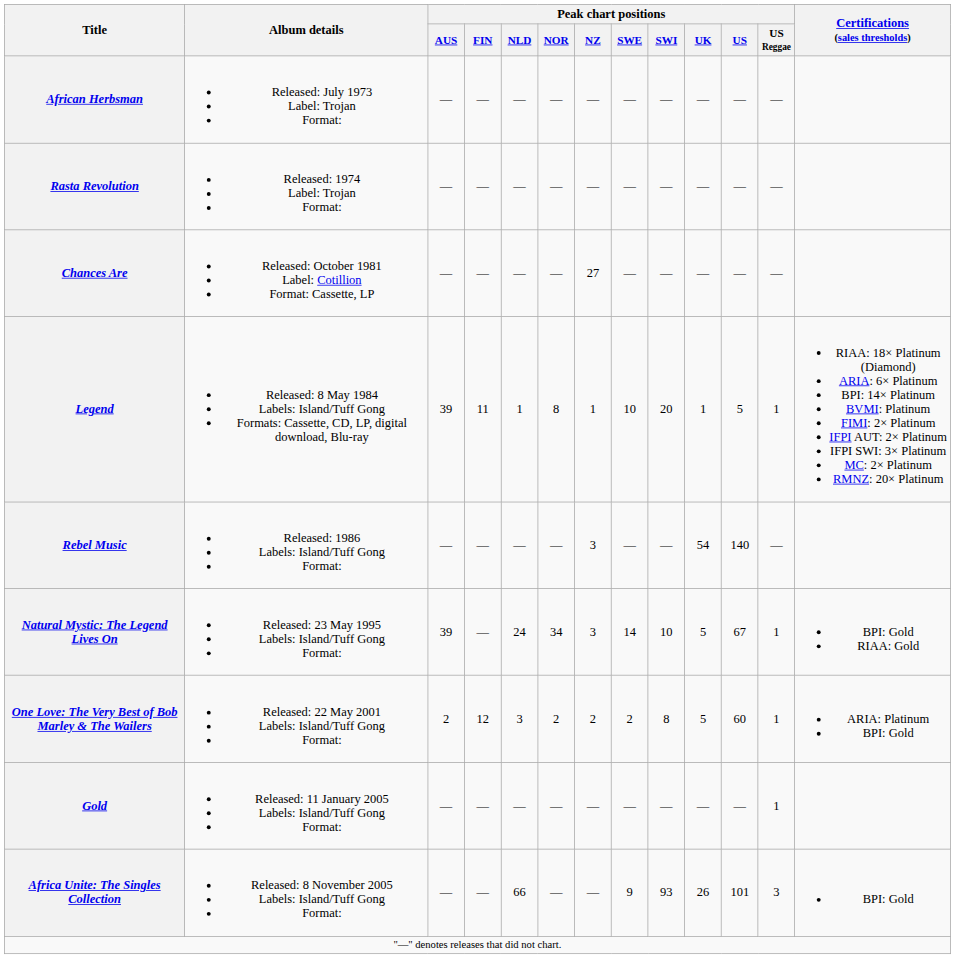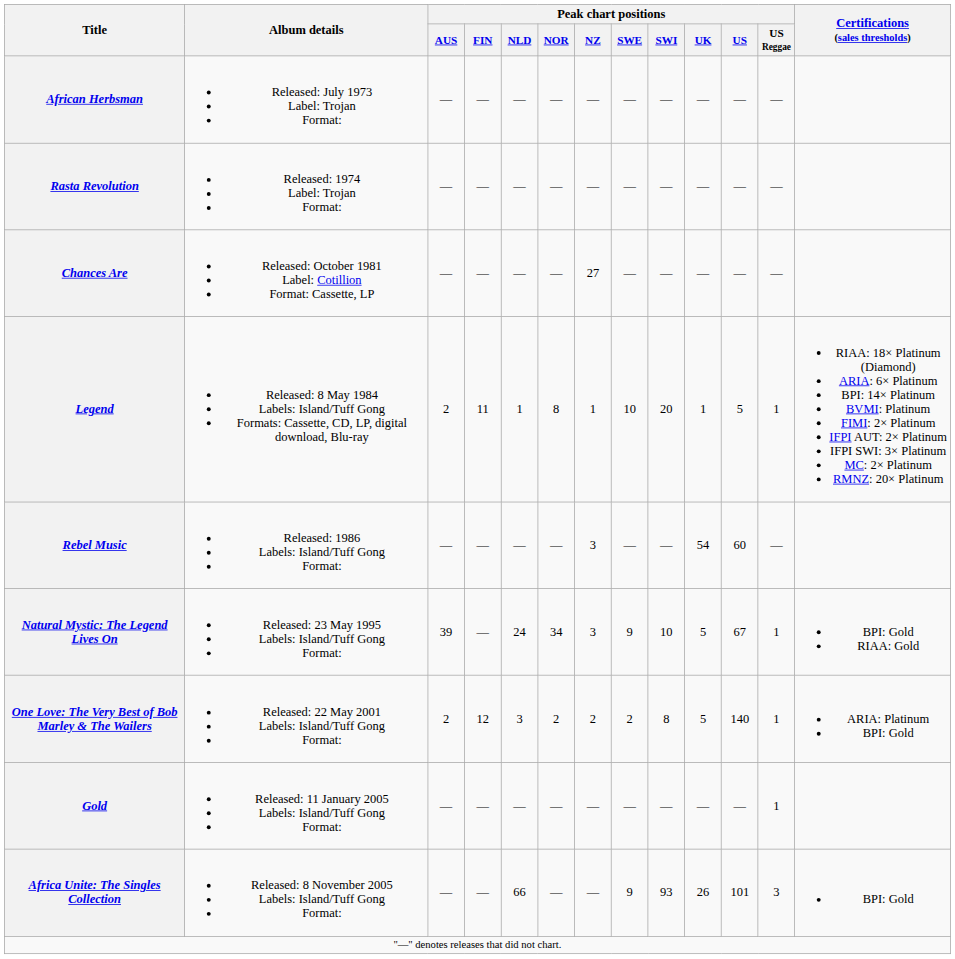(446, 409) 39 -> (446, 409) 2
(740, 545) 140 -> (740, 545) 60
(630, 632) 14 -> (630, 632) 9
(740, 719) 60 -> (740, 719) 140
